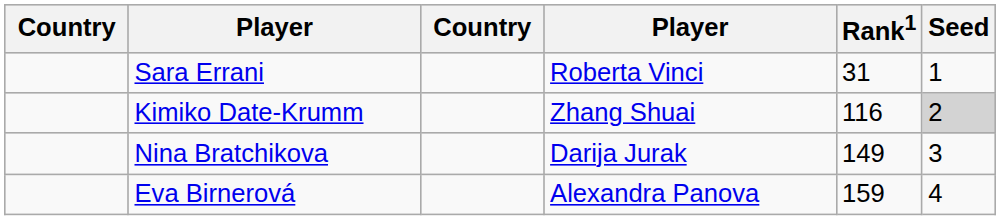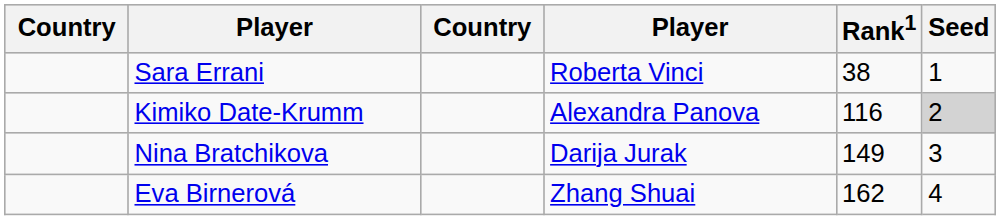(856, 72) 31 -> (856, 72) 38
(623, 112) Zhang Shuai -> (655, 112) Alexandra Panova
(655, 194) Alexandra Panova -> (623, 194) Zhang Shuai
(863, 194) 159 -> (863, 194) 162
